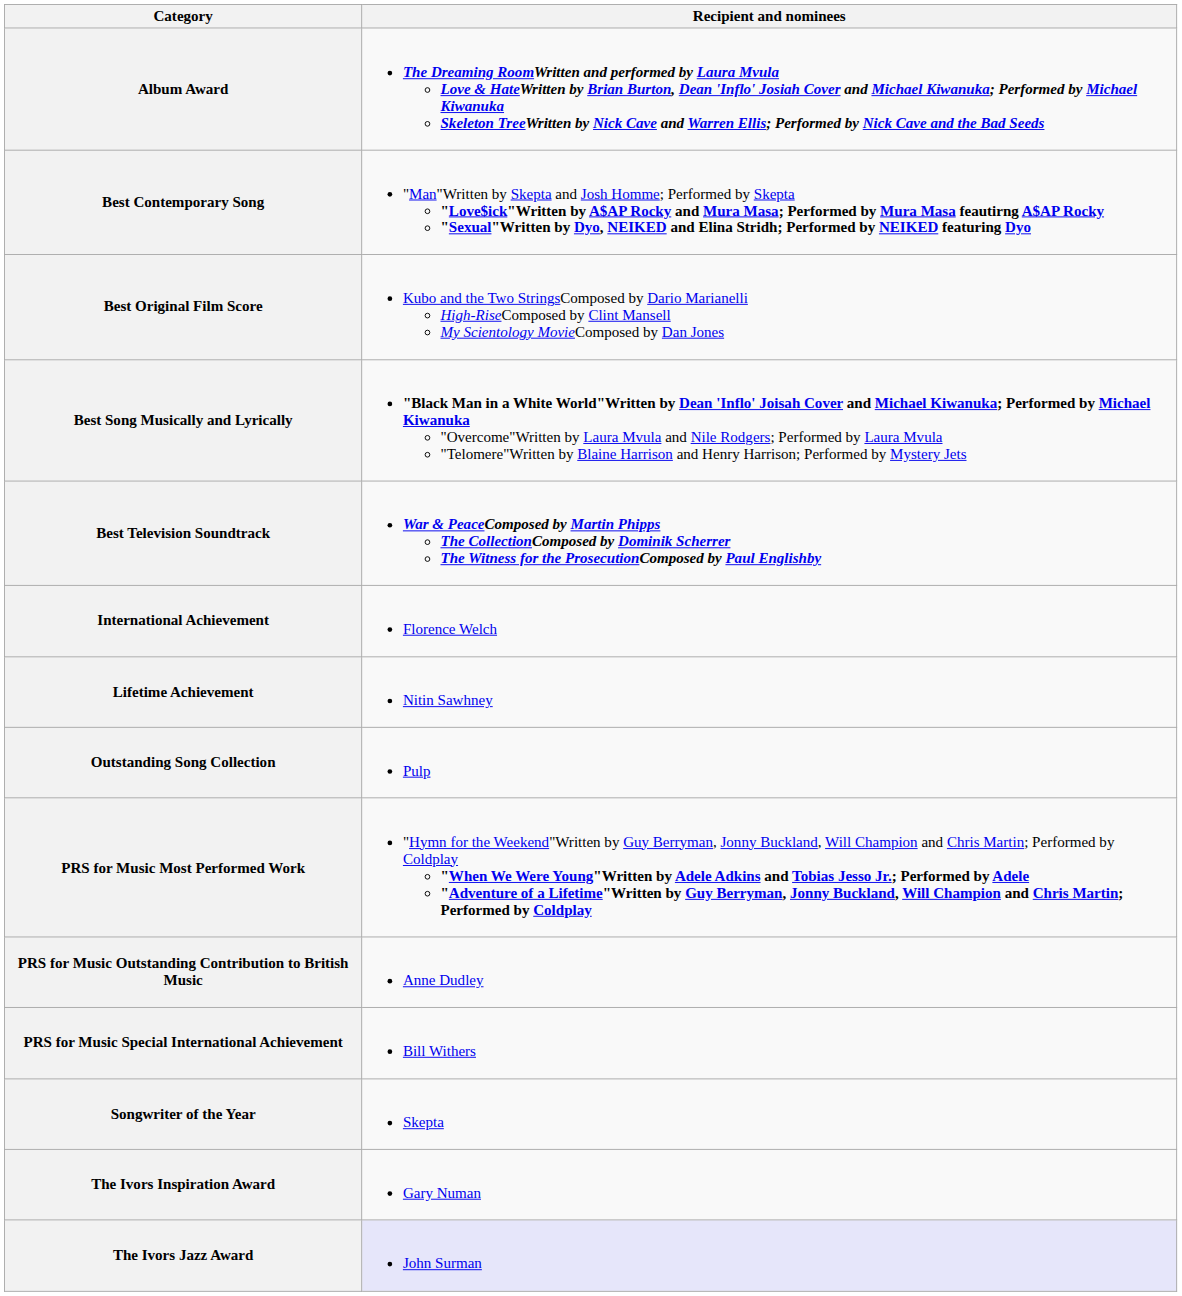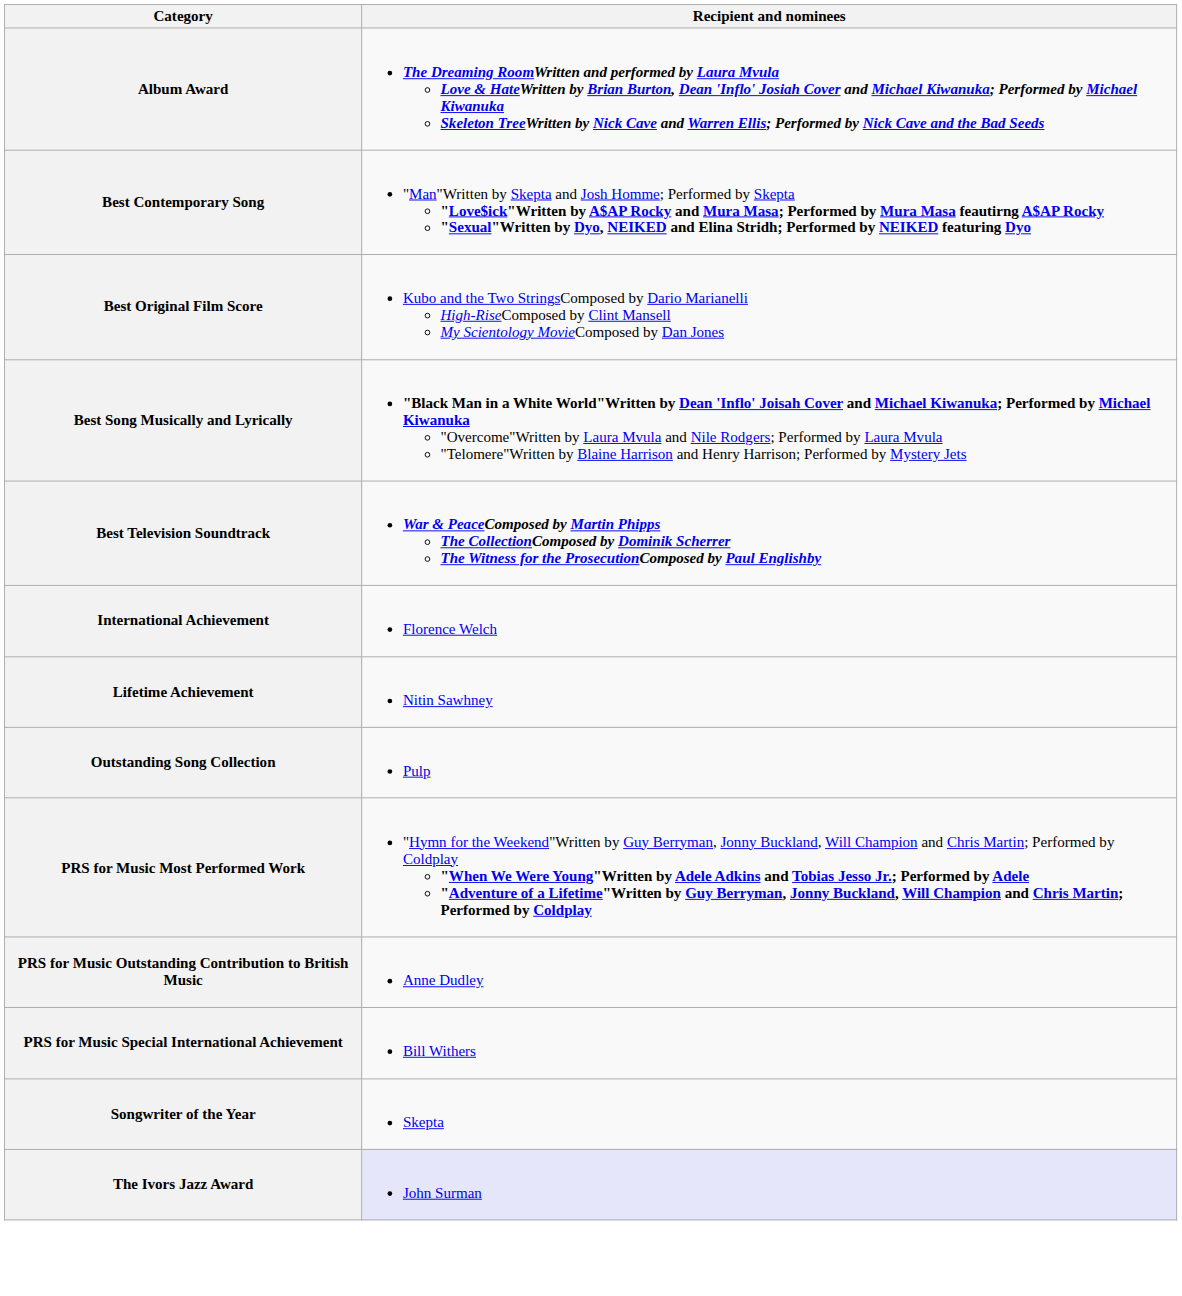- row: (183, 1184)
